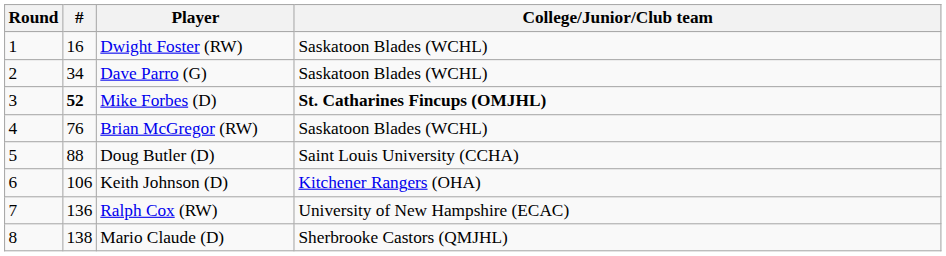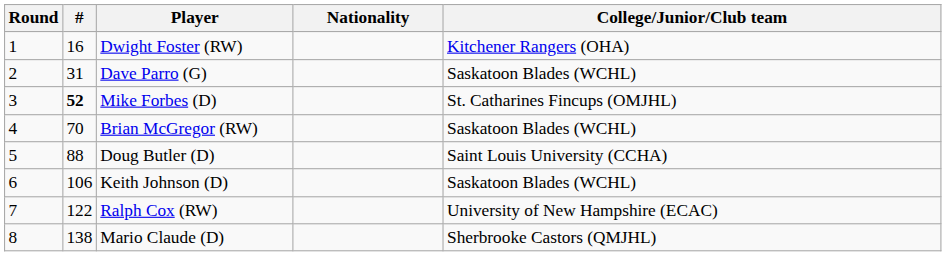+ column: (368, 18)
(393, 45) Saskatoon Blades (WCHL) -> (538, 45) Kitchener Rangers (OHA)
(75, 73) 34 -> (75, 73) 31
(422, 100) bold -> (562, 100) normal
(75, 127) 76 -> (75, 127) 70
(390, 182) Kitchener Rangers (OHA) -> (542, 182) Saskatoon Blades (WCHL)
(79, 210) 136 -> (79, 210) 122
